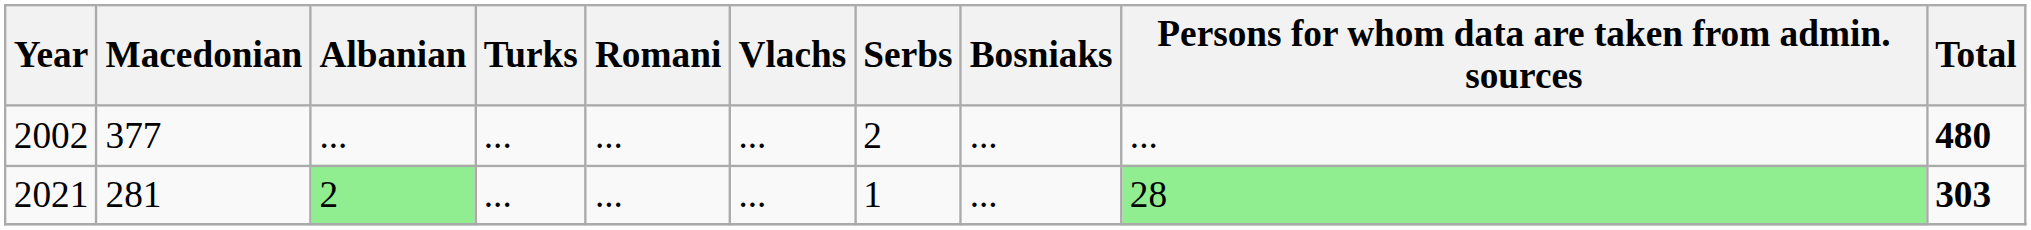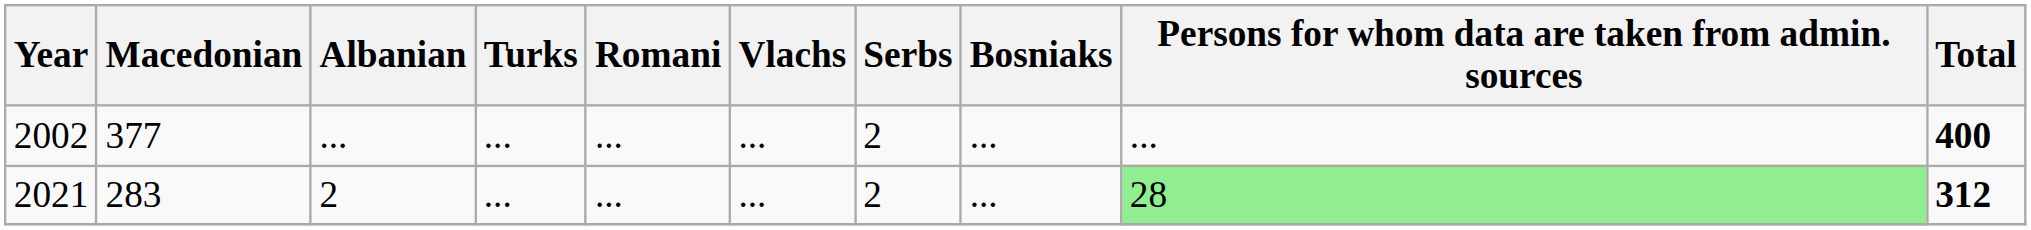(1963, 135) 480 -> (1963, 135) 400
(133, 194) 281 -> (133, 194) 283
(329, 194) lightgreen background -> (329, 194) no background
(873, 194) 1 -> (873, 194) 2
(1963, 194) 303 -> (1963, 194) 312
